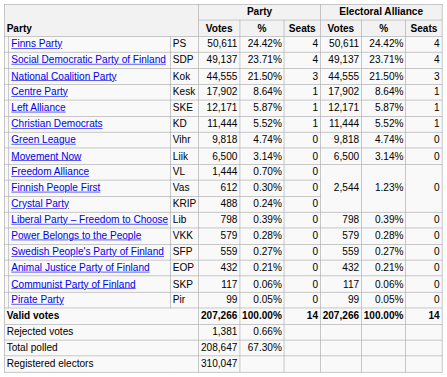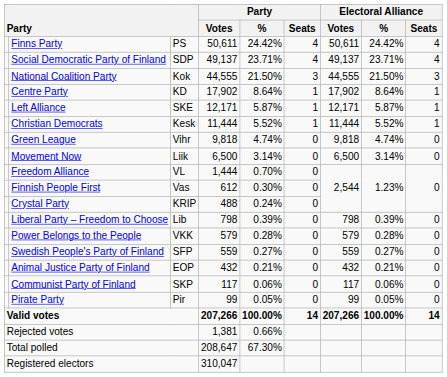(184, 92) Kesk -> (180, 92) KD
(180, 124) KD -> (184, 124) Kesk
